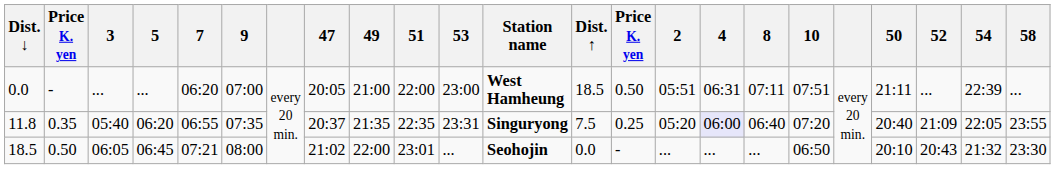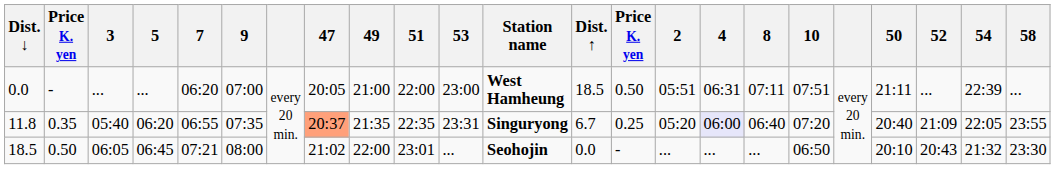(327, 124) no background -> (327, 124) lightsalmon background
(586, 124) 7.5 -> (586, 124) 6.7
